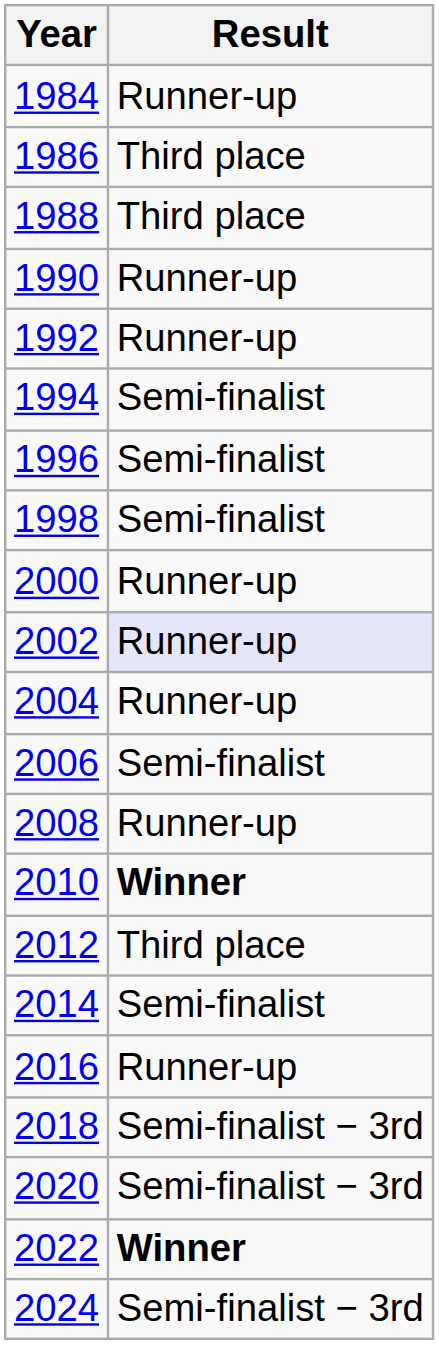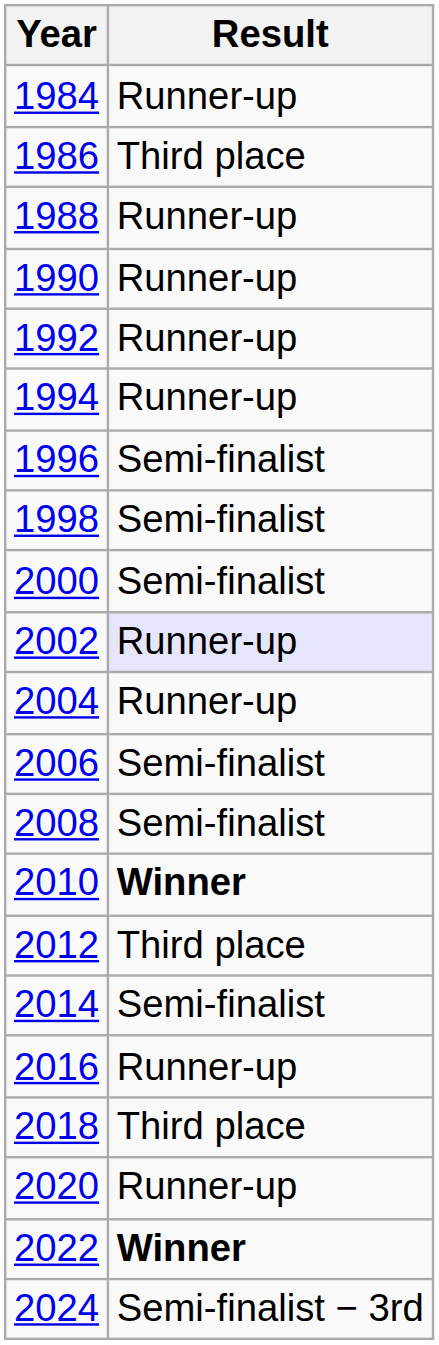(211, 216) Third place -> (207, 216) Runner-up
(221, 398) Semi-finalist -> (207, 398) Runner-up
(207, 580) Runner-up -> (221, 580) Semi-finalist
(207, 823) Runner-up -> (221, 823) Semi-finalist
(270, 1126) Semi-finalist − 3rd -> (211, 1126) Third place
(270, 1187) Semi-finalist − 3rd -> (207, 1187) Runner-up
